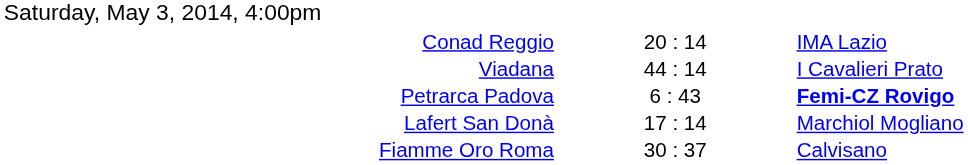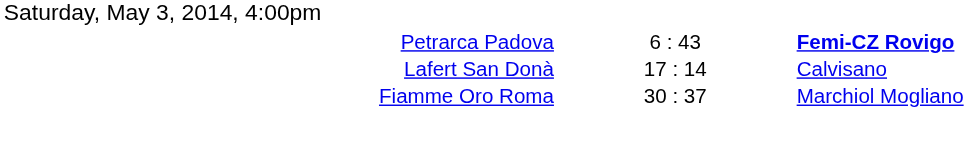- row: (488, 42)
- row: (516, 69)
(880, 123) Marchiol Mogliano -> (842, 69) Calvisano
(842, 150) Calvisano -> (880, 96) Marchiol Mogliano
